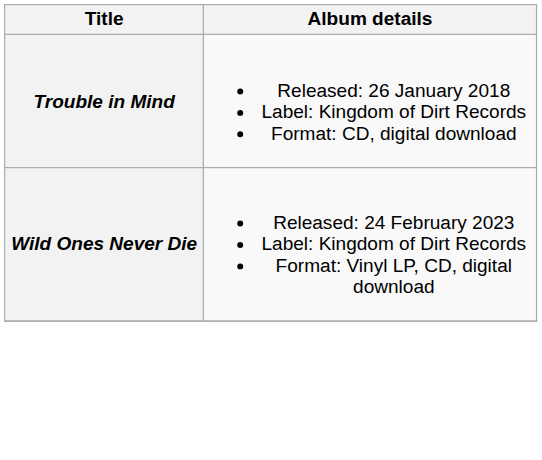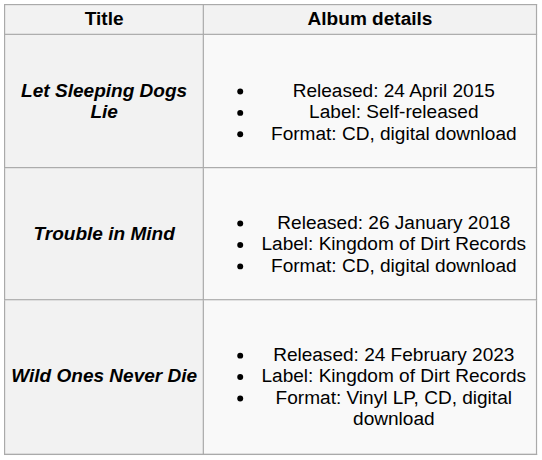+ row: (104, 100)
